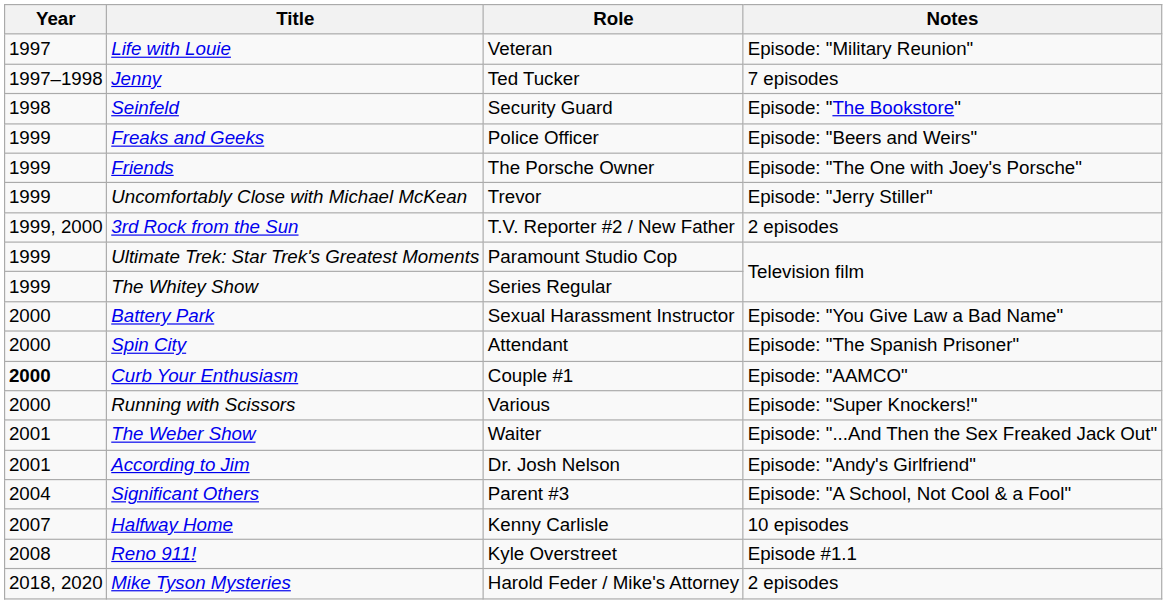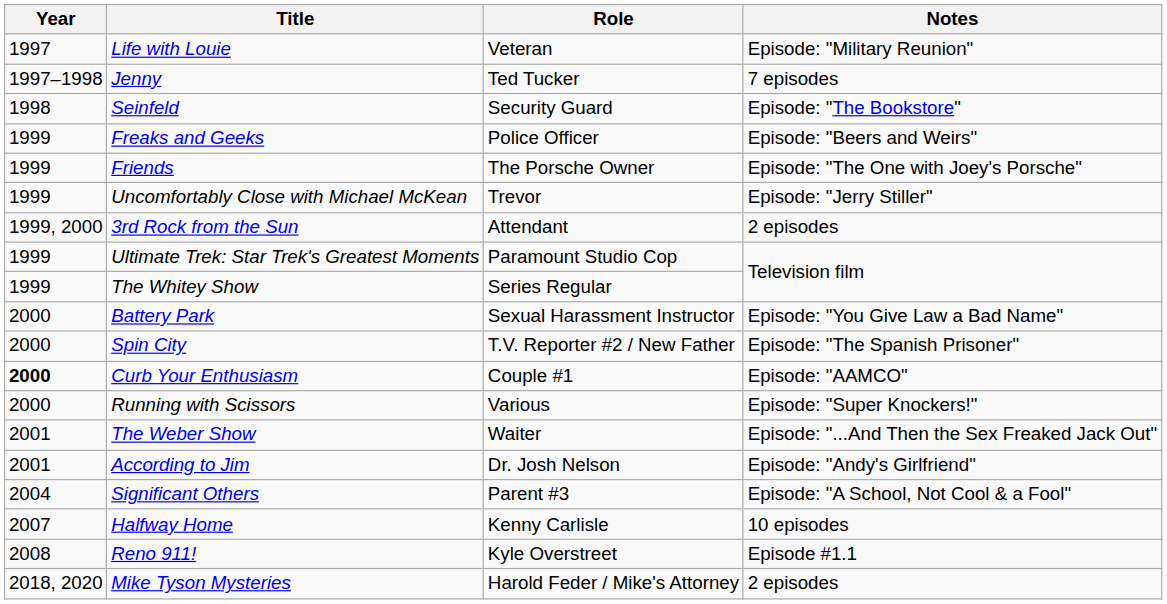(611, 227) T.V. Reporter #2 / New Father -> (528, 227) Attendant
(528, 345) Attendant -> (611, 345) T.V. Reporter #2 / New Father
